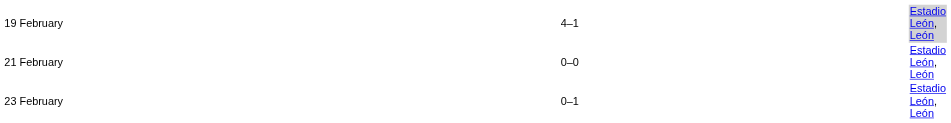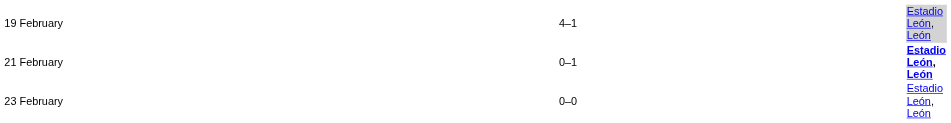(570, 62) 0–0 -> (568, 62) 0–1
(928, 62) normal -> (926, 62) bold
(570, 101) 0–1 -> (568, 101) 0–0
